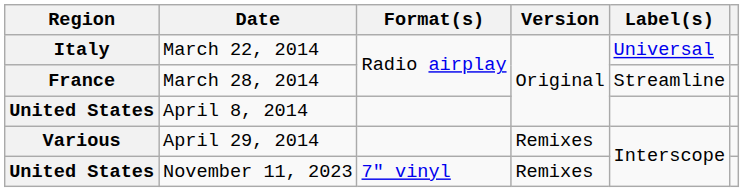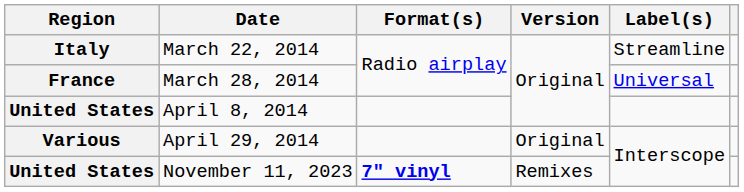(664, 50) Universal -> (669, 50) Streamline
(669, 80) Streamline -> (664, 80) Universal
(554, 141) Remixes -> (560, 141) Original
(406, 171) normal -> (406, 171) bold
